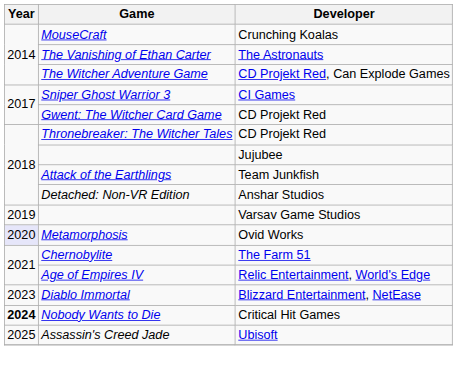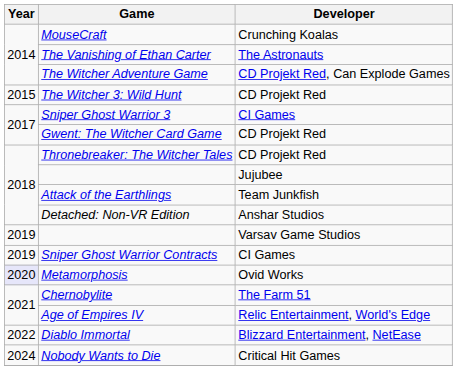+ row: (111, 94)
+ row: (129, 255)
(21, 295) 2023 -> (21, 335) 2022
(21, 315) bold -> (21, 355) normal
- row: (105, 335)
